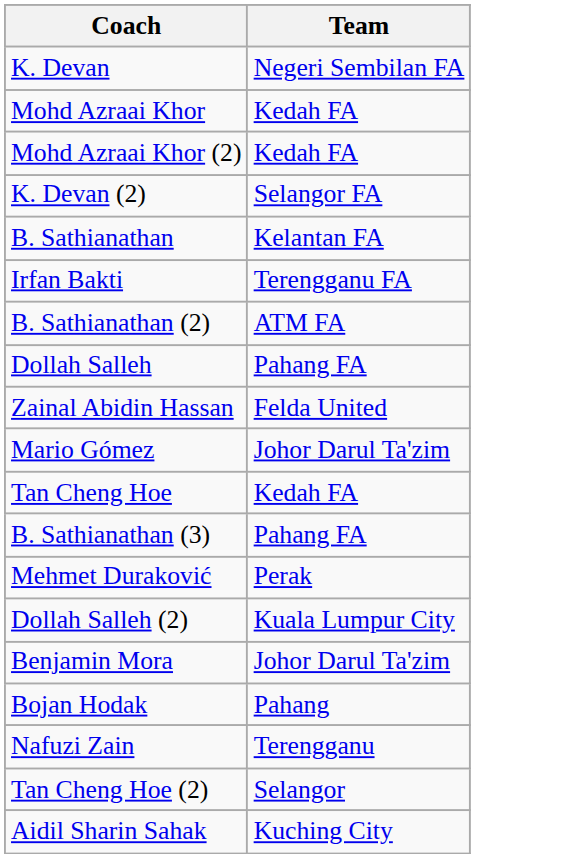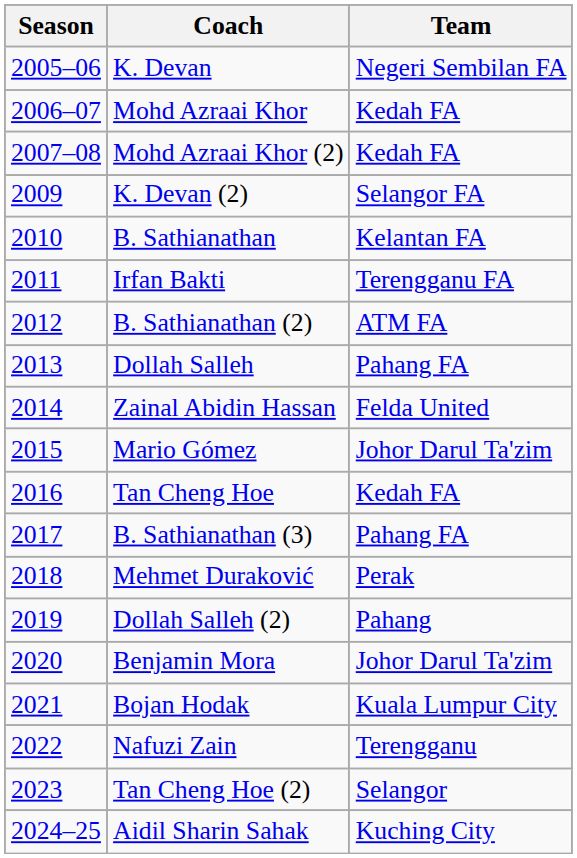+ column: (56, 25)
(354, 618) Kuala Lumpur City -> (394, 618) Pahang
(291, 703) Pahang -> (456, 703) Kuala Lumpur City
